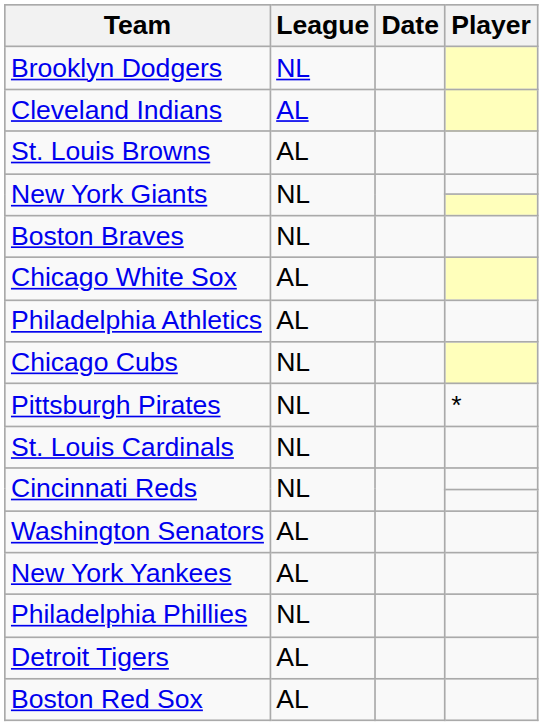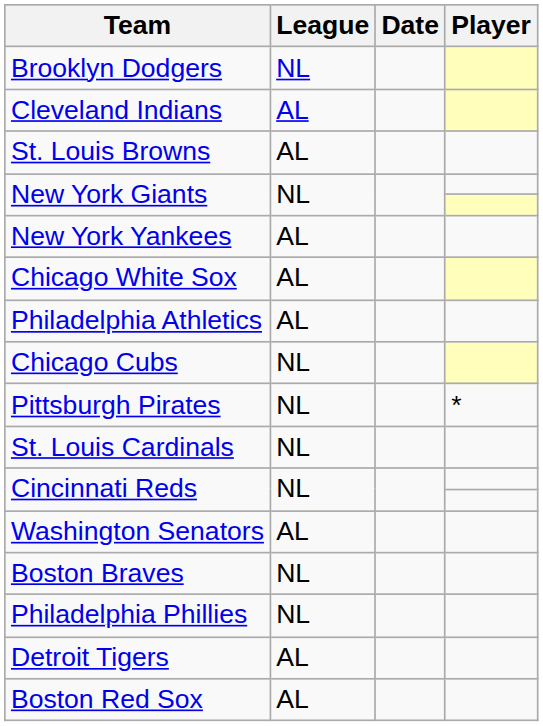rows swapped: (97, 236) <-> (121, 573)
